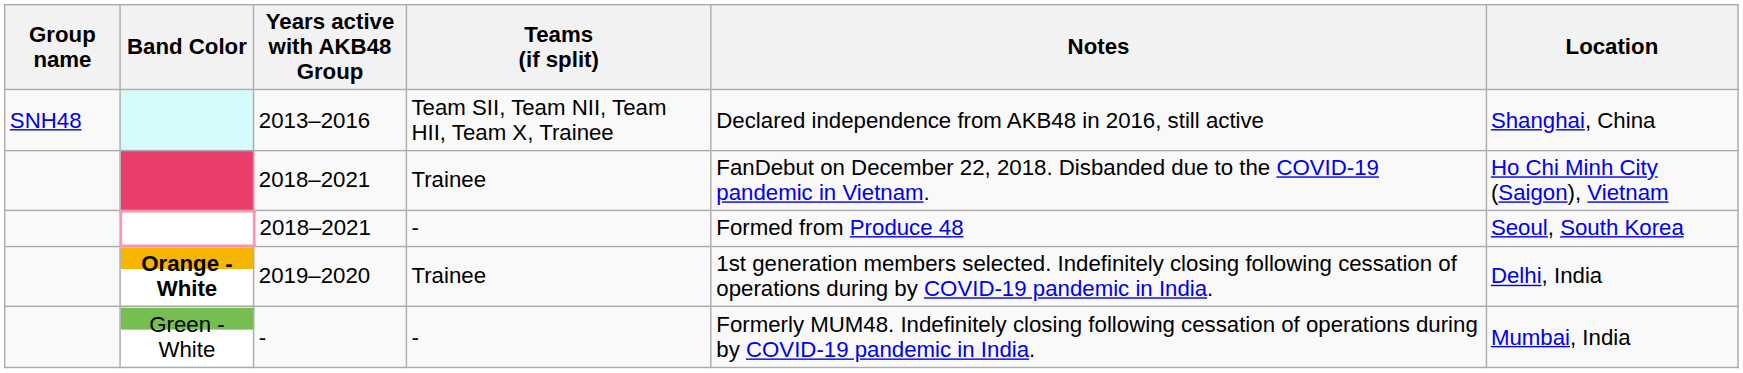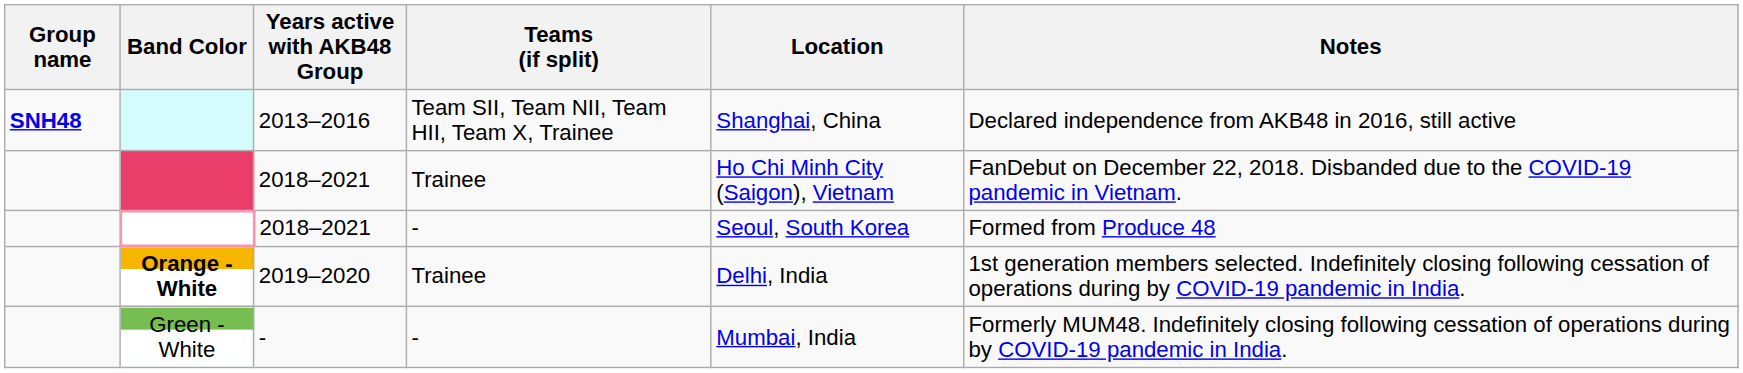columns swapped: (1612, 47) <-> (1098, 47)
(46, 119) normal -> (46, 119) bold
